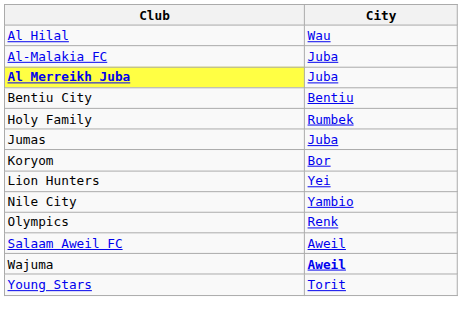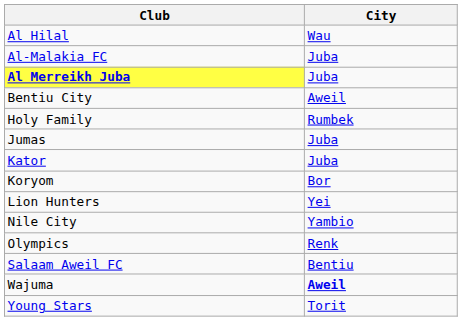(331, 98) Bentiu -> (327, 98) Aweil
+ row: (27, 160)
(327, 243) Aweil -> (331, 264) Bentiu
